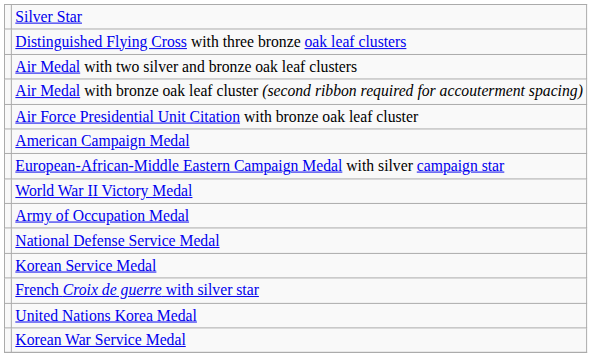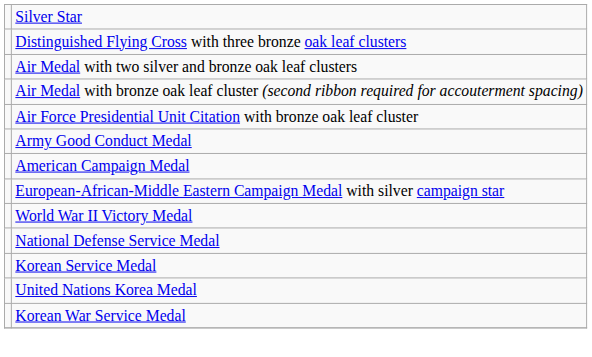+ row: (104, 141)
- row: (102, 215)
- row: (137, 290)
